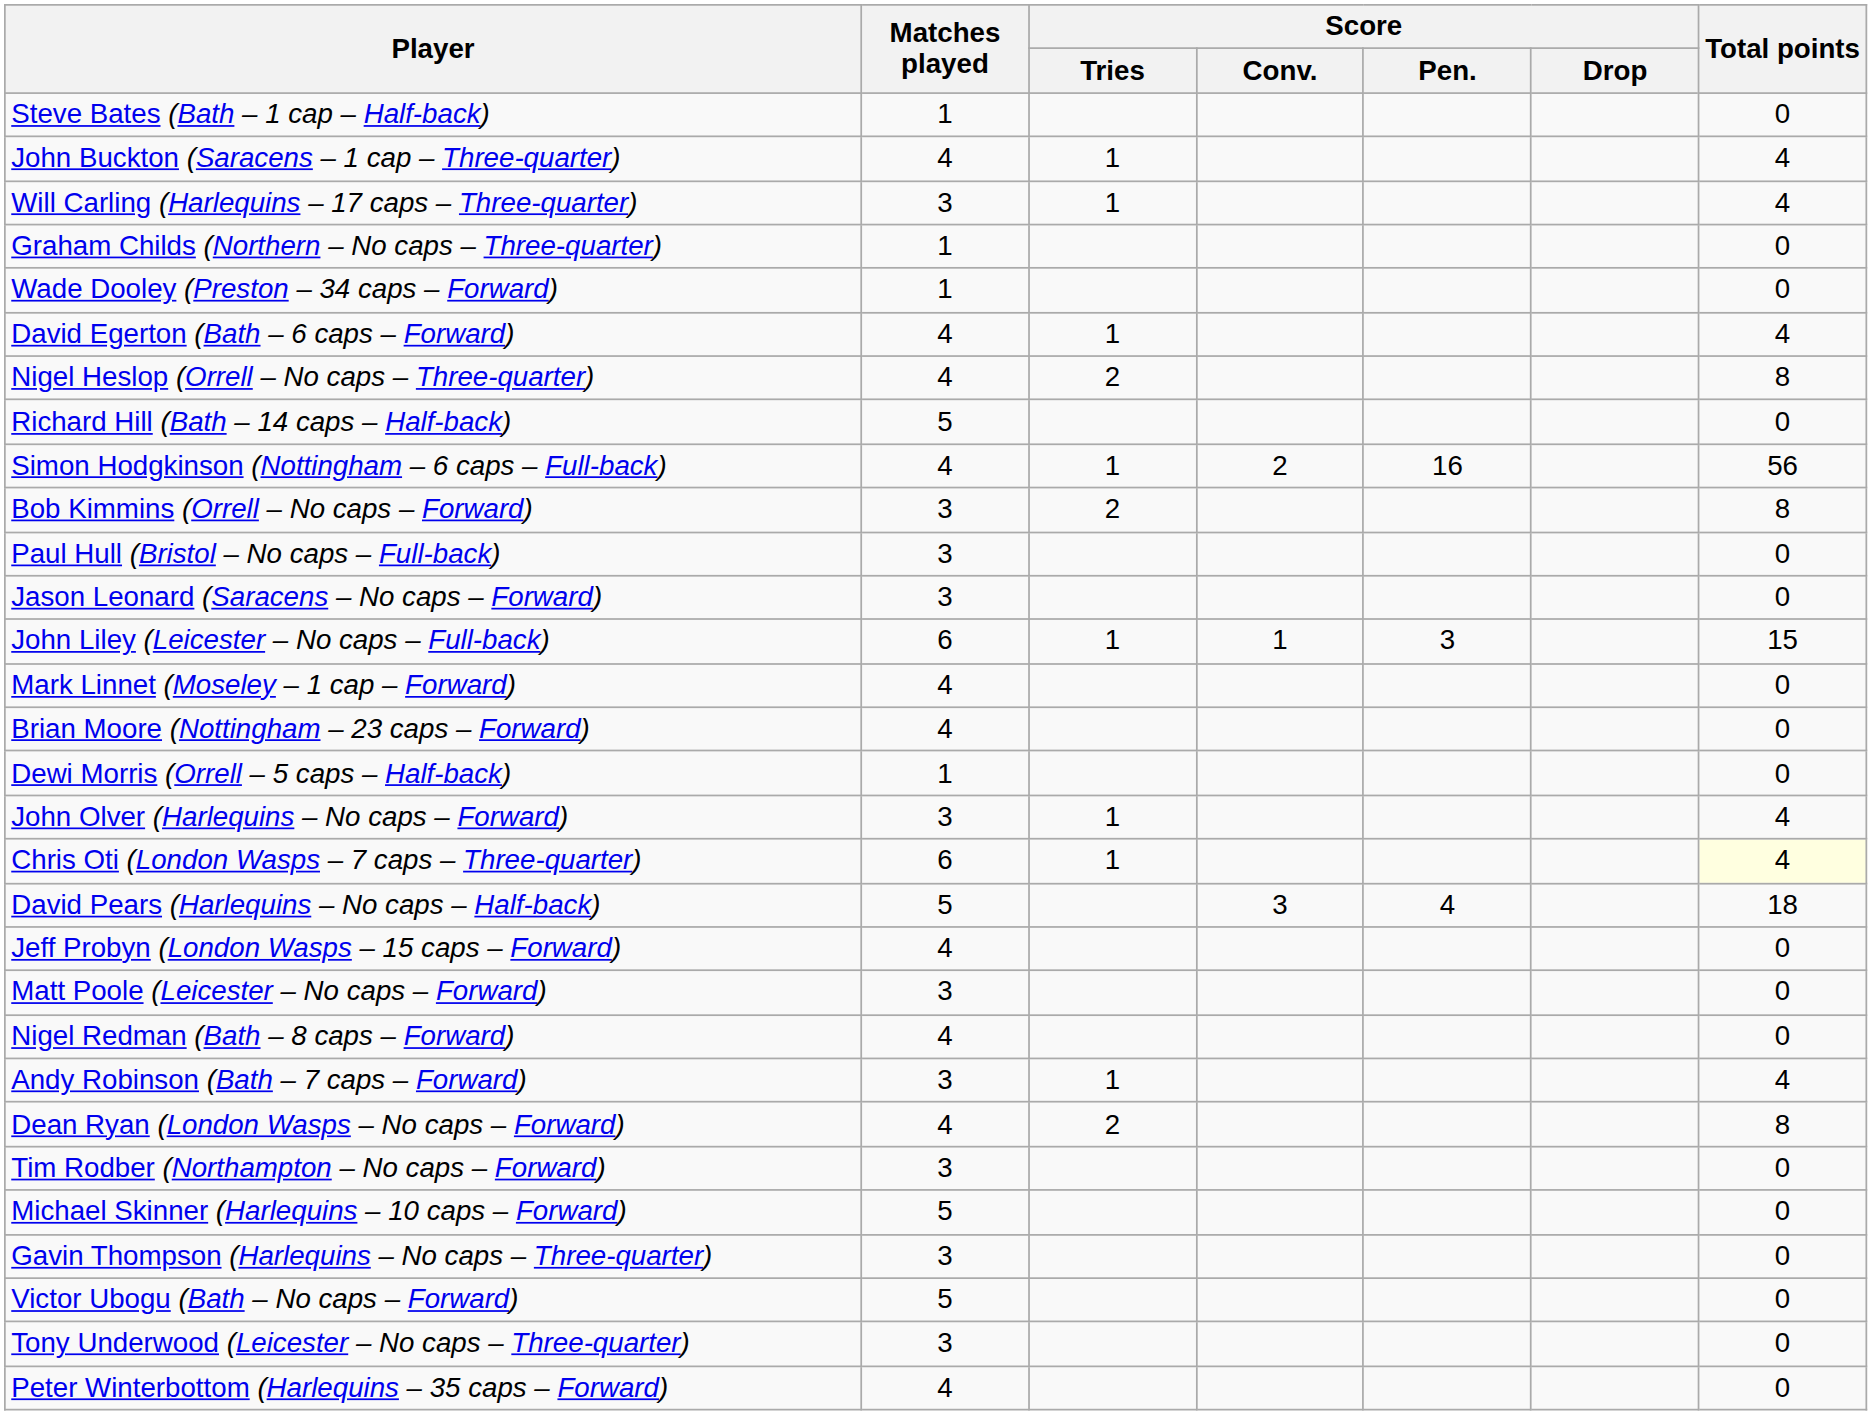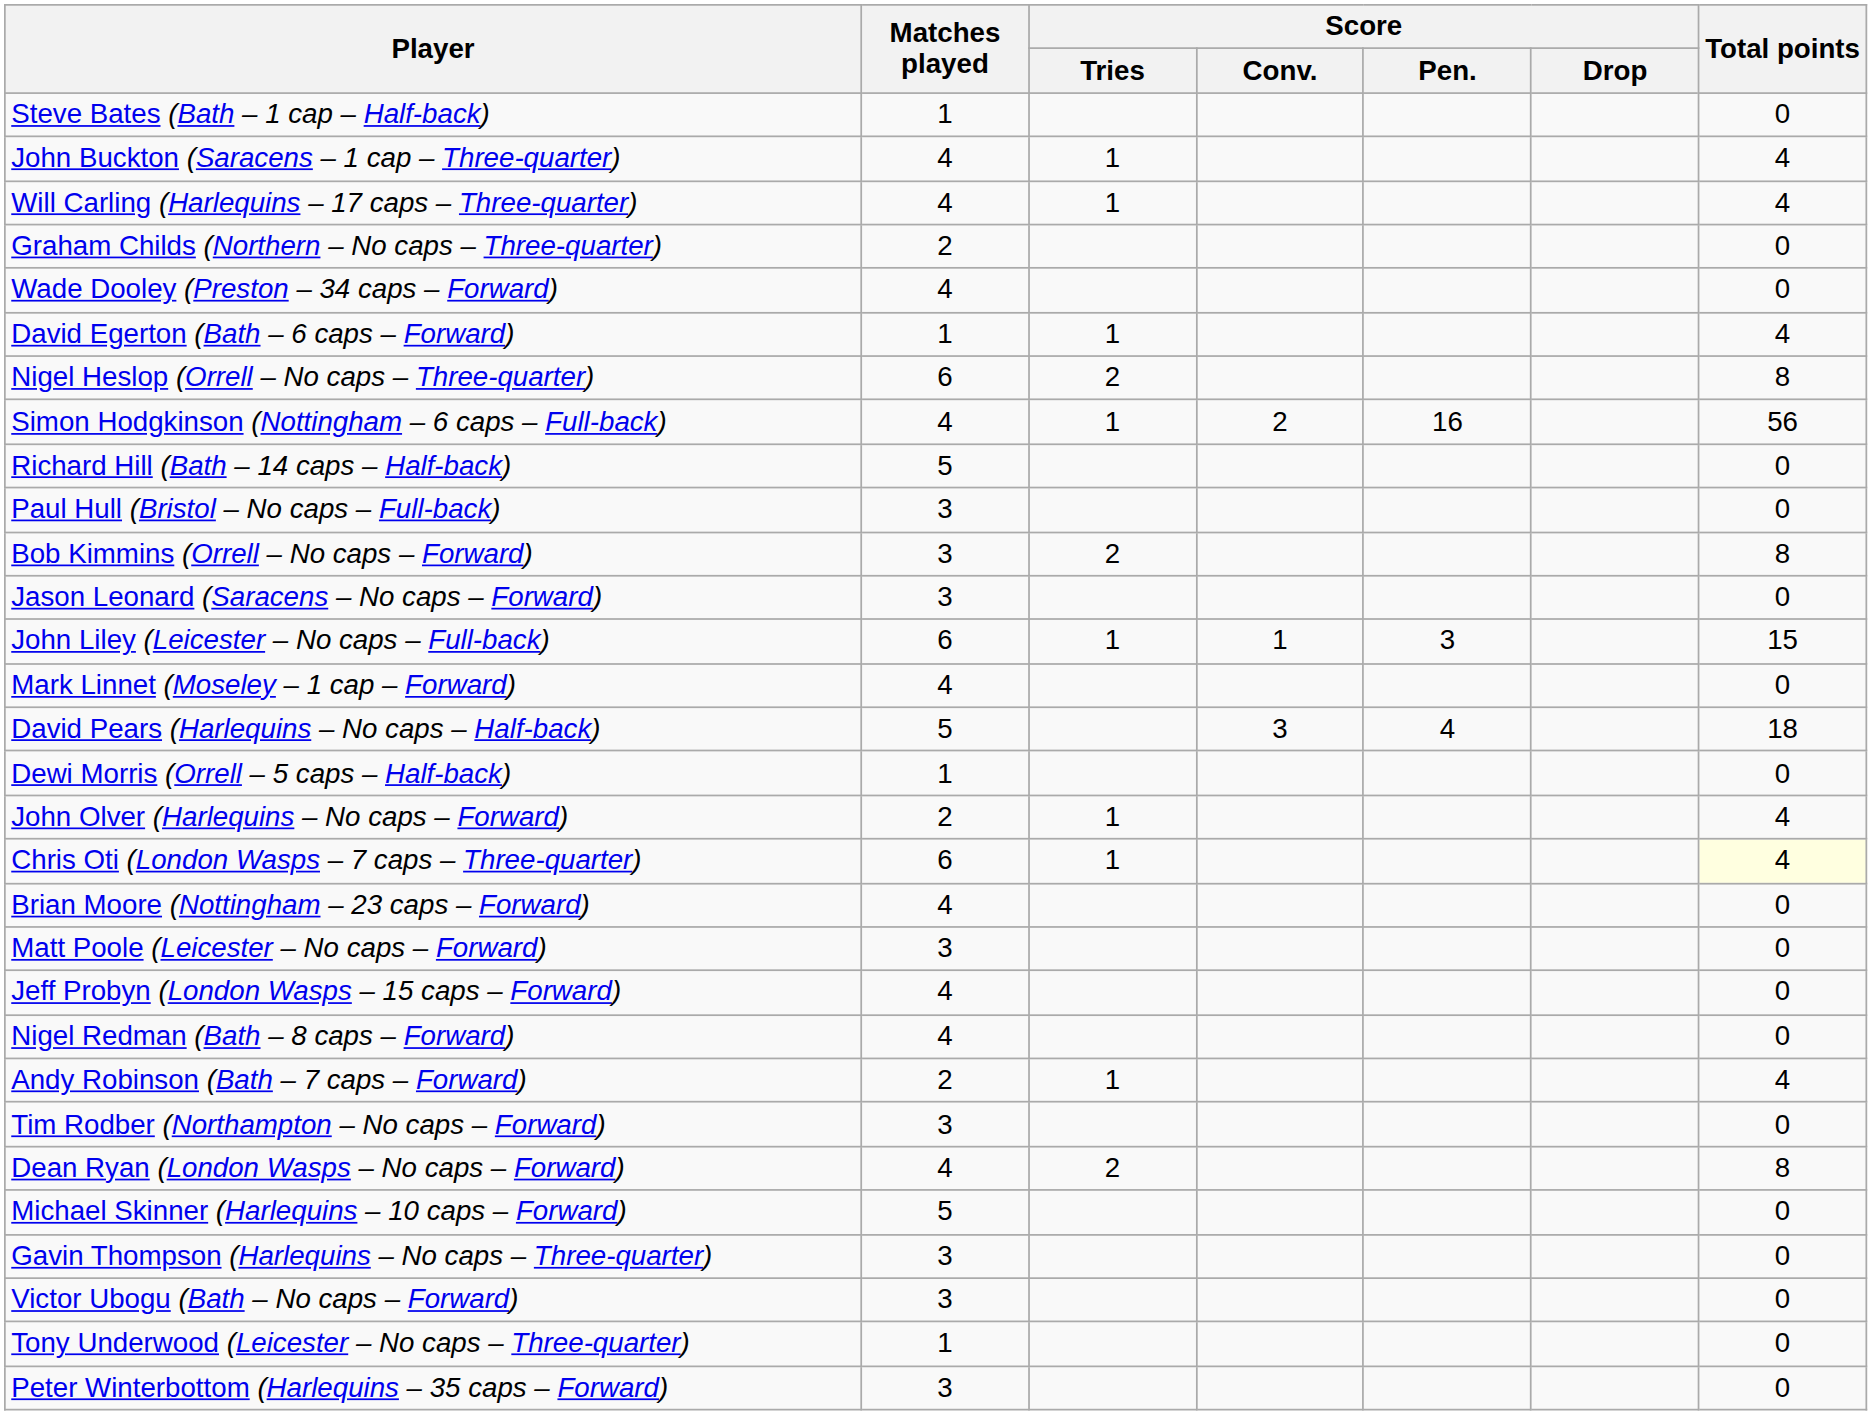(945, 202) 3 -> (945, 202) 4
(945, 245) 1 -> (945, 245) 2
(945, 289) 1 -> (945, 289) 4
(945, 333) 4 -> (945, 333) 1
(945, 377) 4 -> (945, 377) 6
rows swapped: (261, 421) <-> (339, 465)
rows swapped: (256, 553) <-> (272, 509)
rows swapped: (301, 728) <-> (306, 904)
(945, 816) 3 -> (945, 816) 2
rows swapped: (279, 992) <-> (316, 948)
(945, 1080) 3 -> (945, 1080) 2
rows swapped: (308, 1167) <-> (318, 1123)
(945, 1299) 5 -> (945, 1299) 3
(945, 1343) 3 -> (945, 1343) 1
(945, 1387) 4 -> (945, 1387) 3
